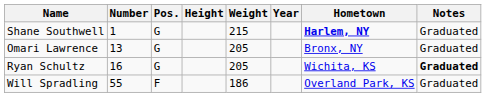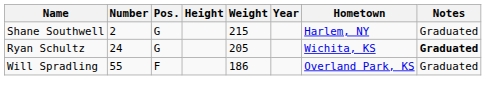(113, 31) 1 -> (113, 31) 2
(337, 31) bold -> (337, 31) normal
- row: (52, 48)
(116, 66) 16 -> (116, 48) 24
